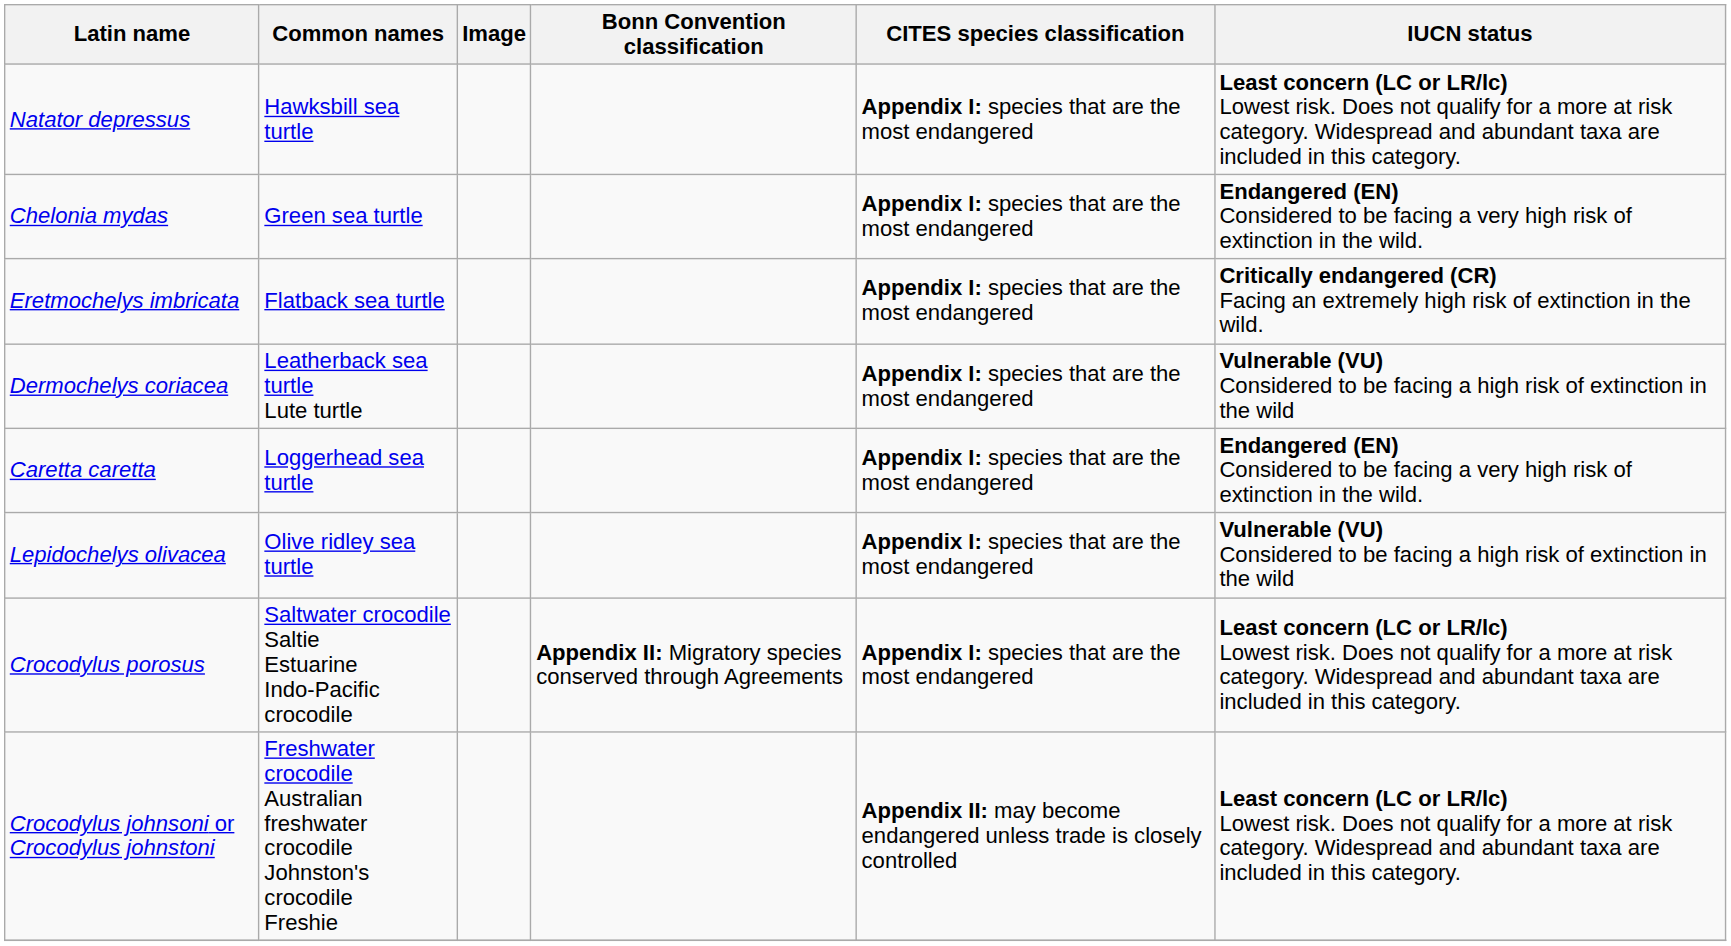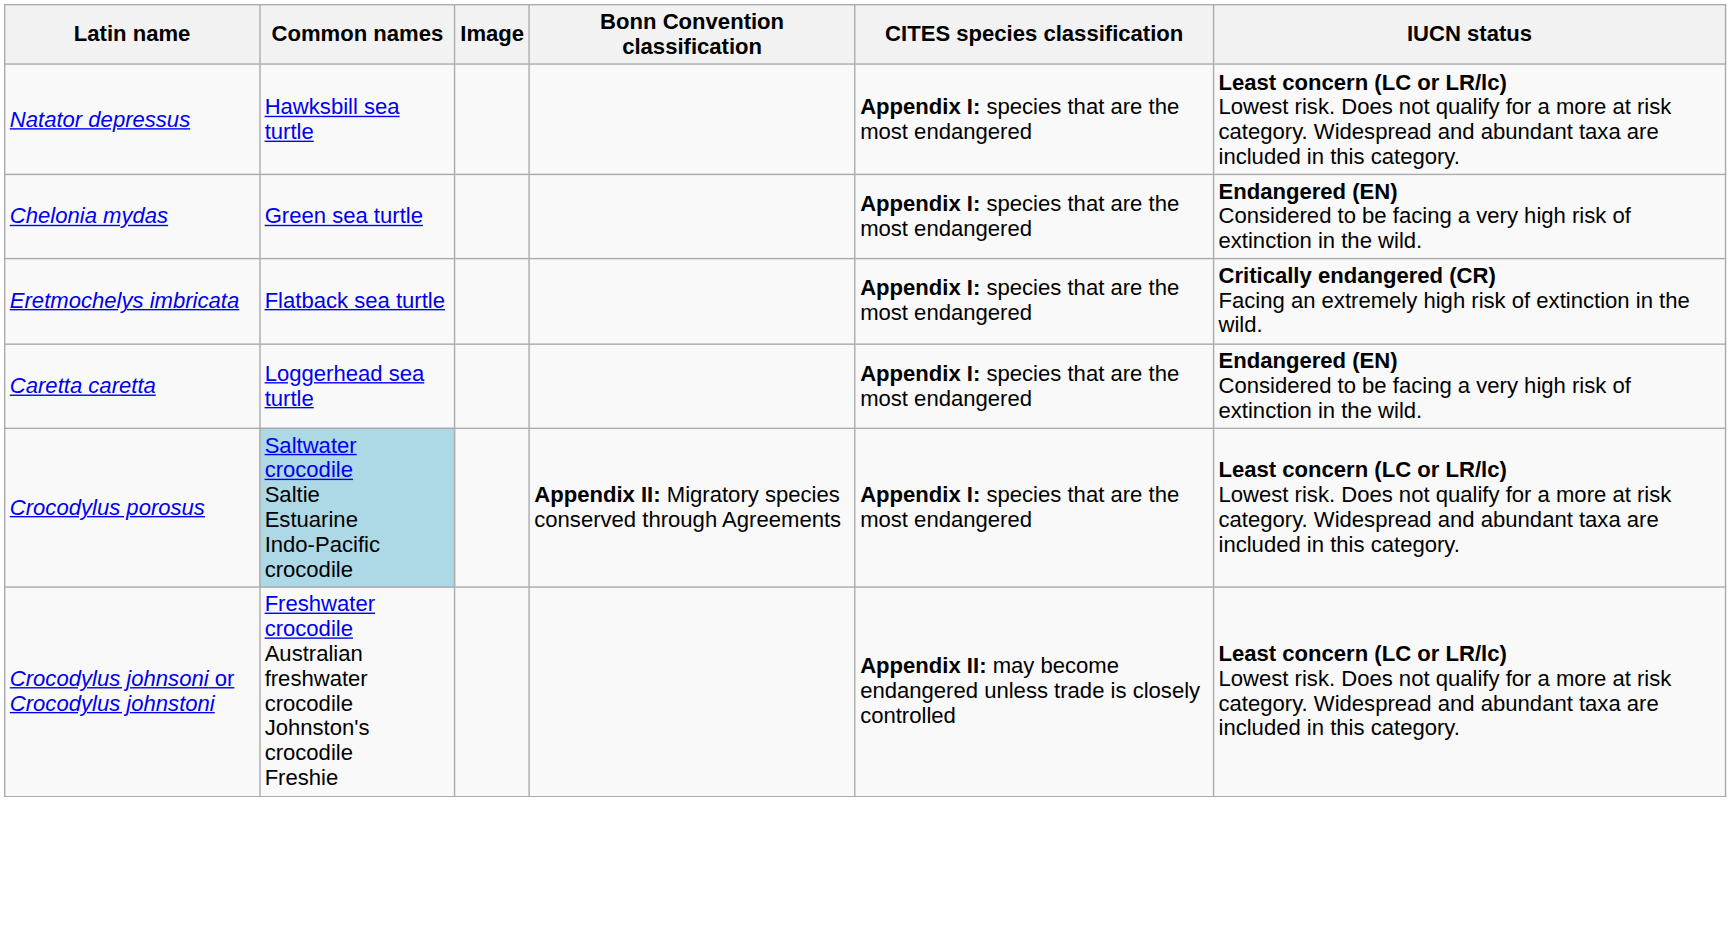- row: (119, 385)
- row: (118, 555)
(358, 664) no background -> (322, 507) lightblue background
